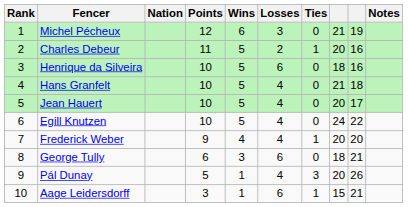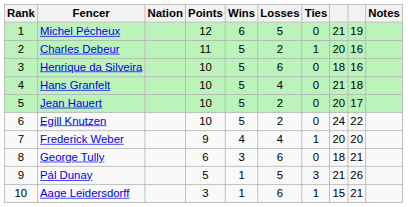(280, 31) 3 -> (280, 31) 5
(280, 103) 4 -> (280, 103) 2
(280, 121) 4 -> (280, 121) 2
(280, 175) 4 -> (280, 175) 5
(339, 175) 20 -> (339, 175) 21
